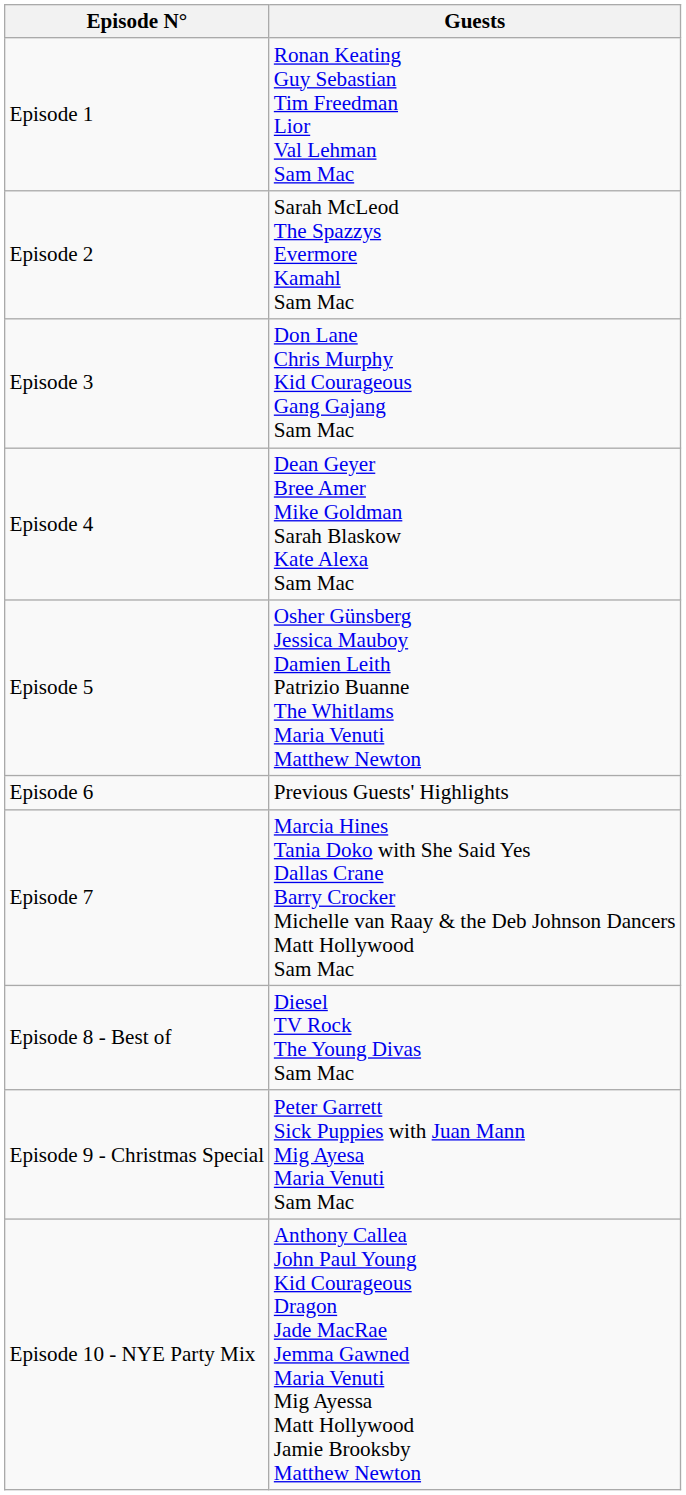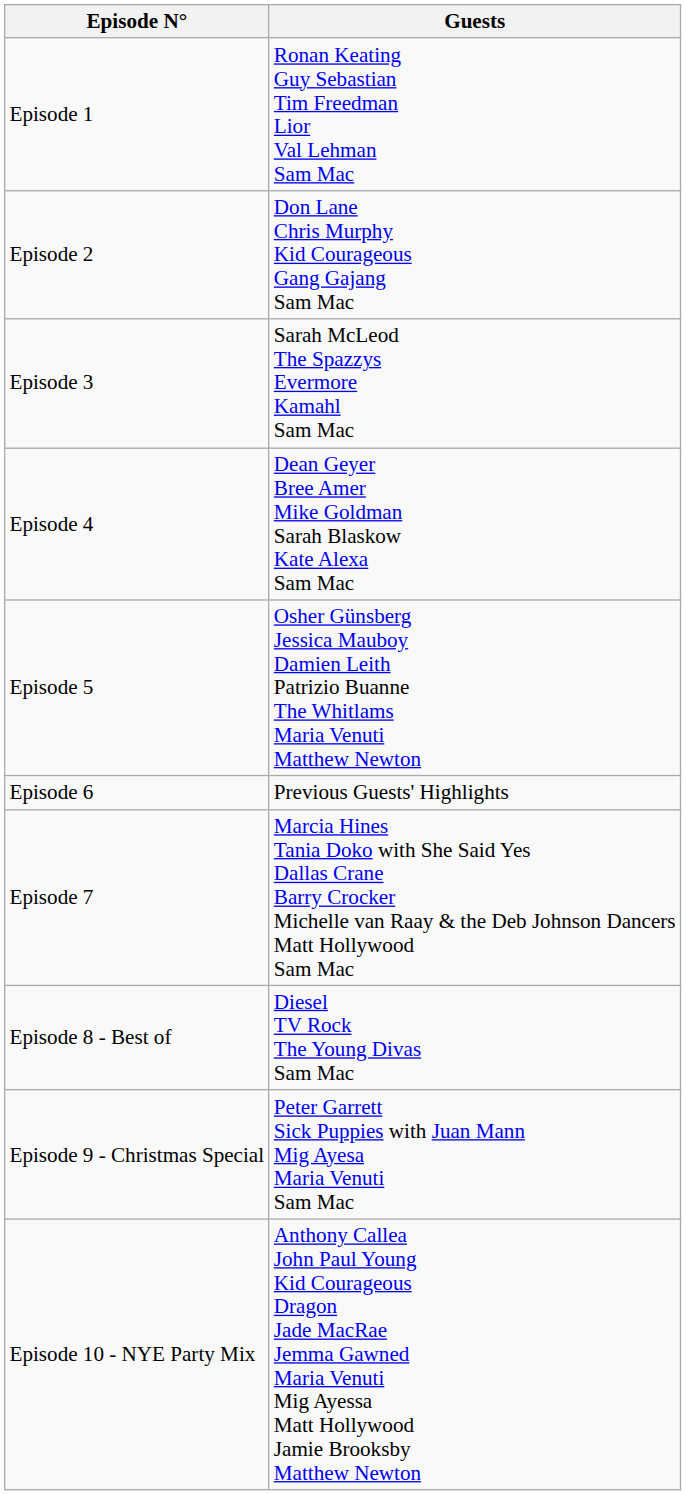(336, 254) Sarah McLeod The Spazzys Evermore Kamahl Sam Mac -> (343, 254) Don Lane Chris Murphy Kid Courageous Gang Gajang Sam Mac
(343, 383) Don Lane Chris Murphy Kid Courageous Gang Gajang Sam Mac -> (336, 383) Sarah McLeod The Spazzys Evermore Kamahl Sam Mac
